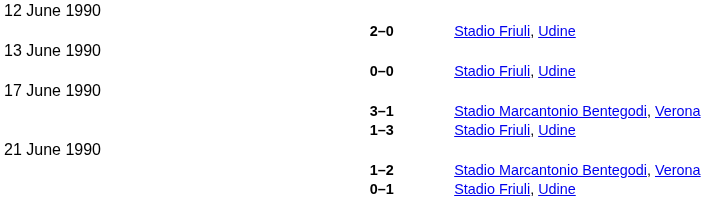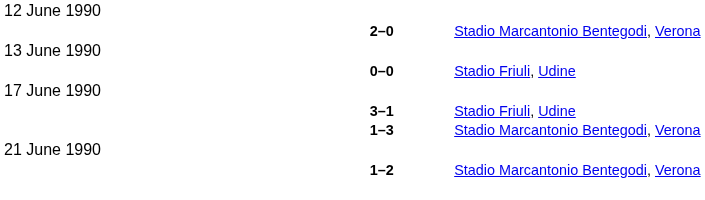(515, 31) Stadio Friuli, Udine -> (577, 31) Stadio Marcantonio Bentegodi, Verona
(577, 111) Stadio Marcantonio Bentegodi, Verona -> (515, 111) Stadio Friuli, Udine
(515, 130) Stadio Friuli, Udine -> (577, 130) Stadio Marcantonio Bentegodi, Verona
- row: (160, 189)
